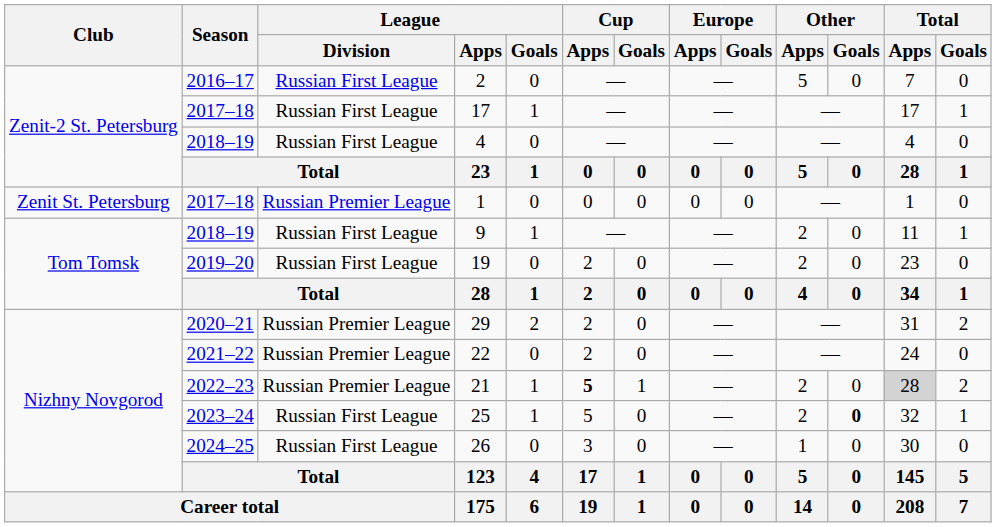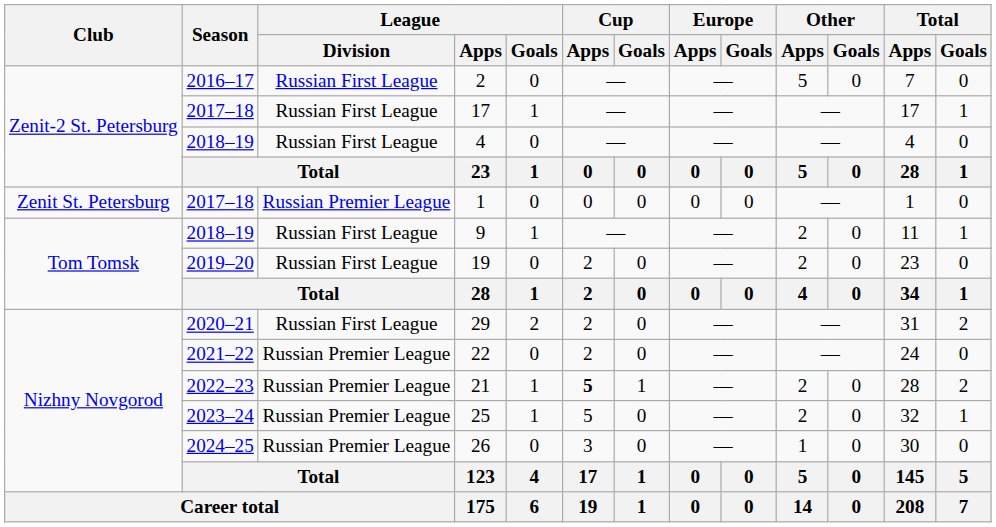(356, 324) Russian Premier League -> (356, 324) Russian First League
(910, 385) lightgrey background -> (910, 385) no background
(356, 415) Russian First League -> (356, 415) Russian Premier League
(856, 415) bold -> (856, 415) normal
(356, 446) Russian First League -> (356, 446) Russian Premier League
